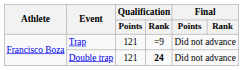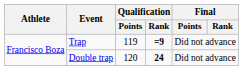(130, 42) 121 -> (130, 42) 119
(159, 42) normal -> (159, 42) bold
(130, 58) 121 -> (130, 58) 120
